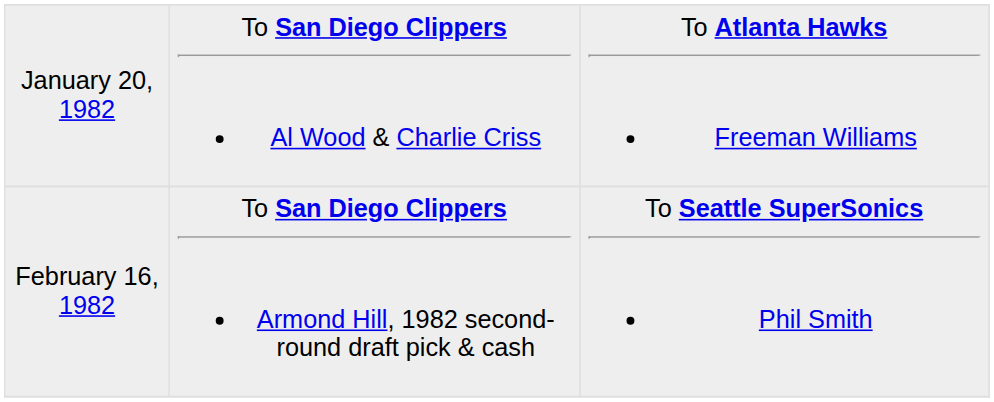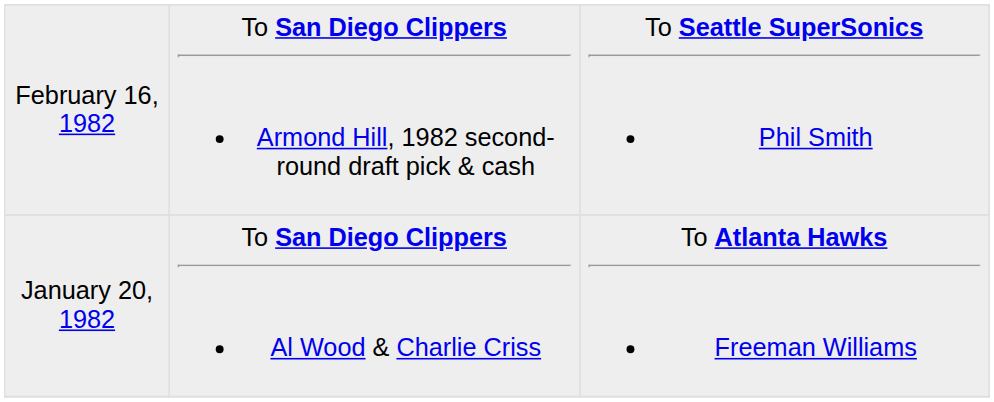rows swapped: (87, 95) <-> (87, 291)
